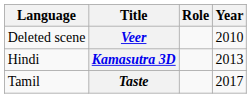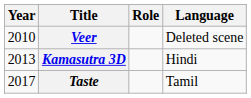columns swapped: (229, 15) <-> (46, 15)
